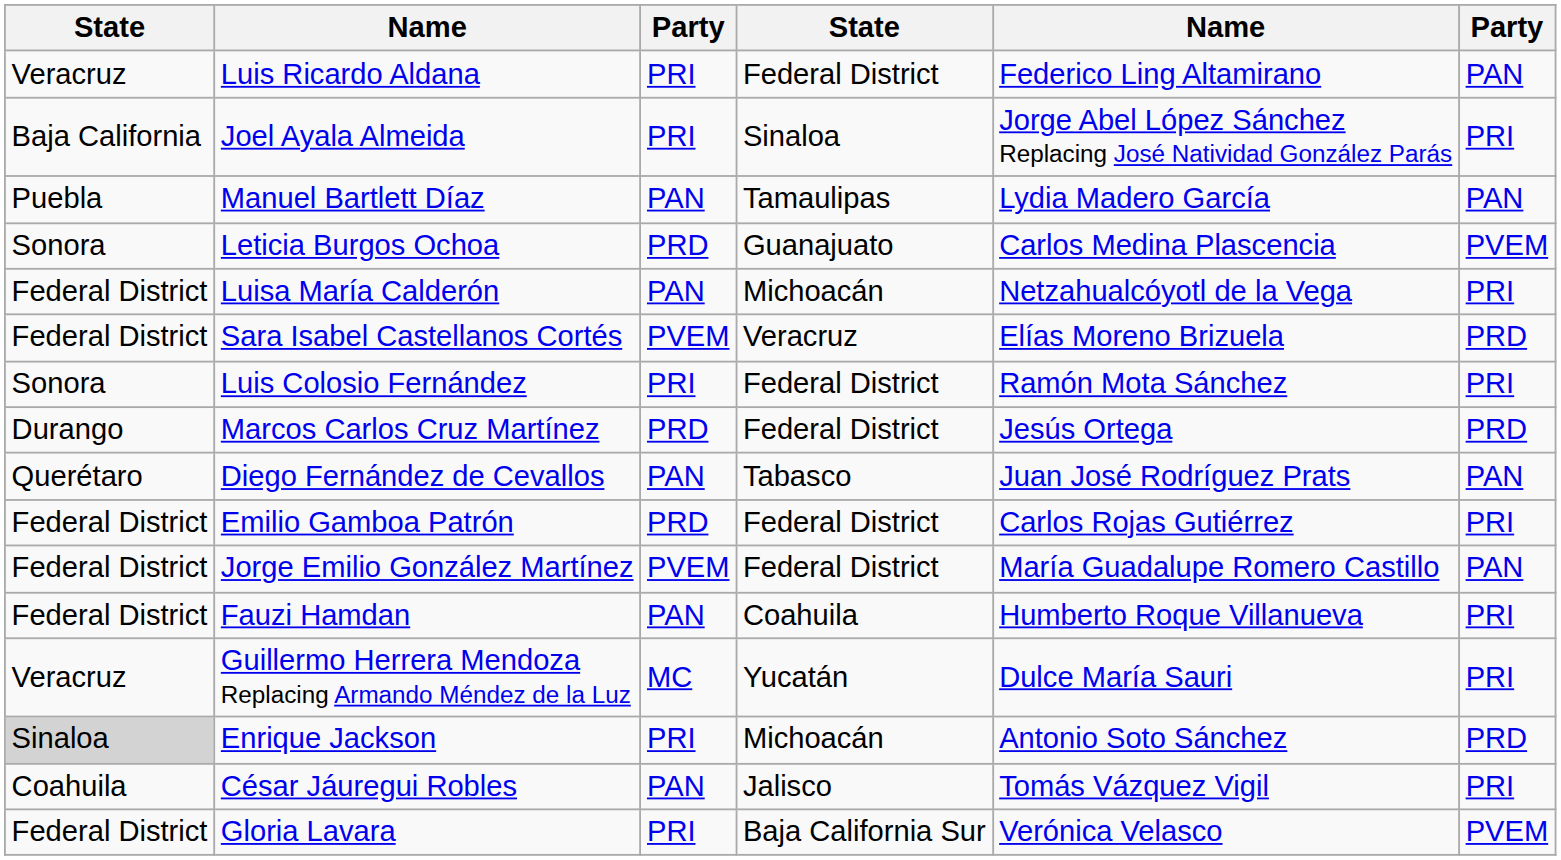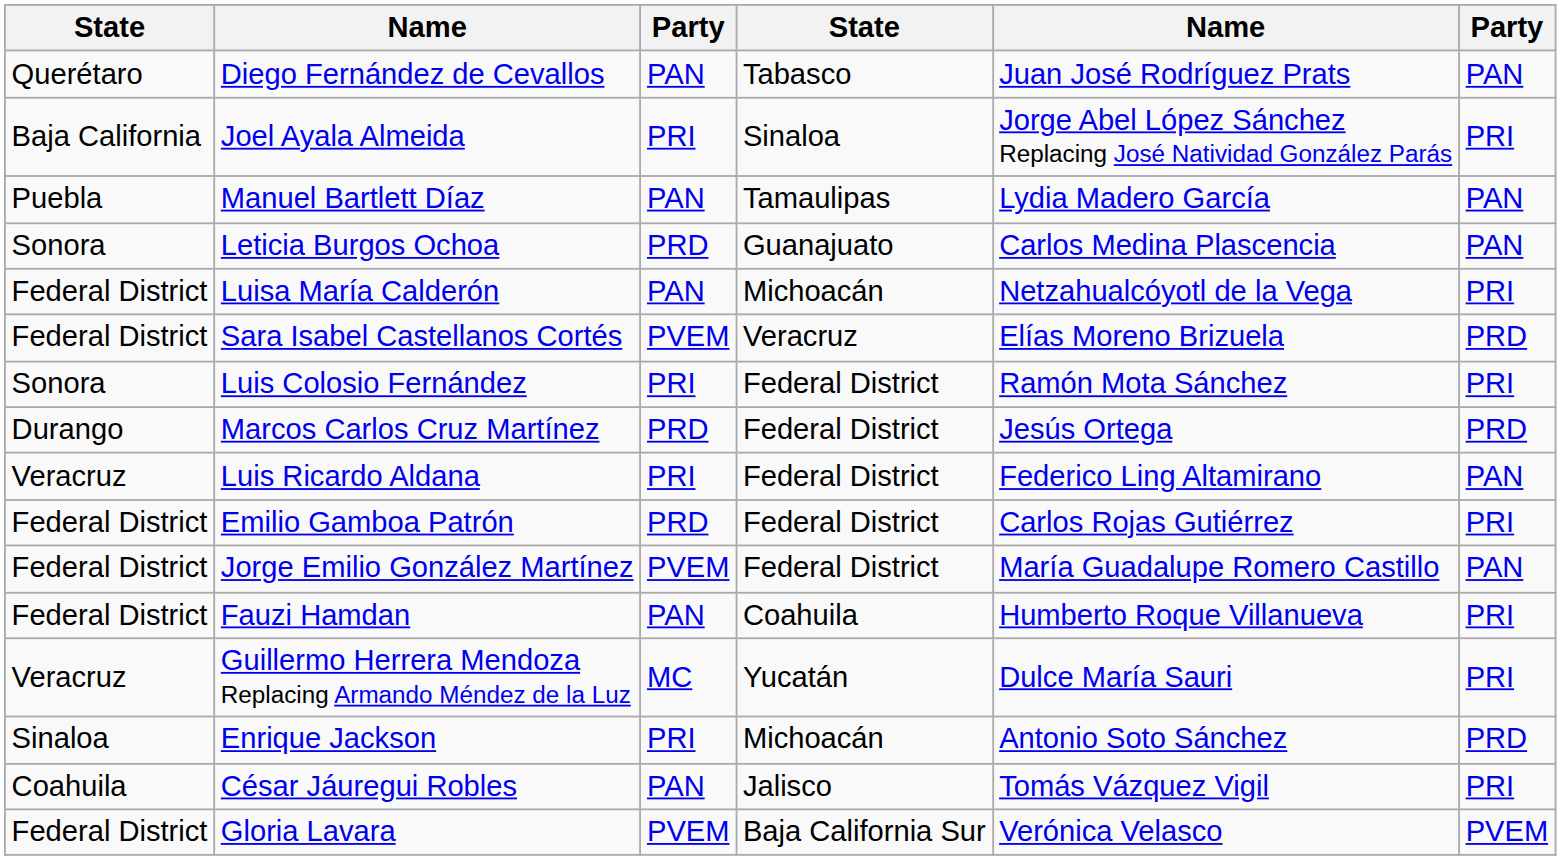rows swapped: (350, 73) <-> (413, 475)
(1507, 245) PVEM -> (1494, 245) PAN
(60, 739) lightgrey background -> (60, 739) no background
(671, 832) PRI -> (688, 832) PVEM
